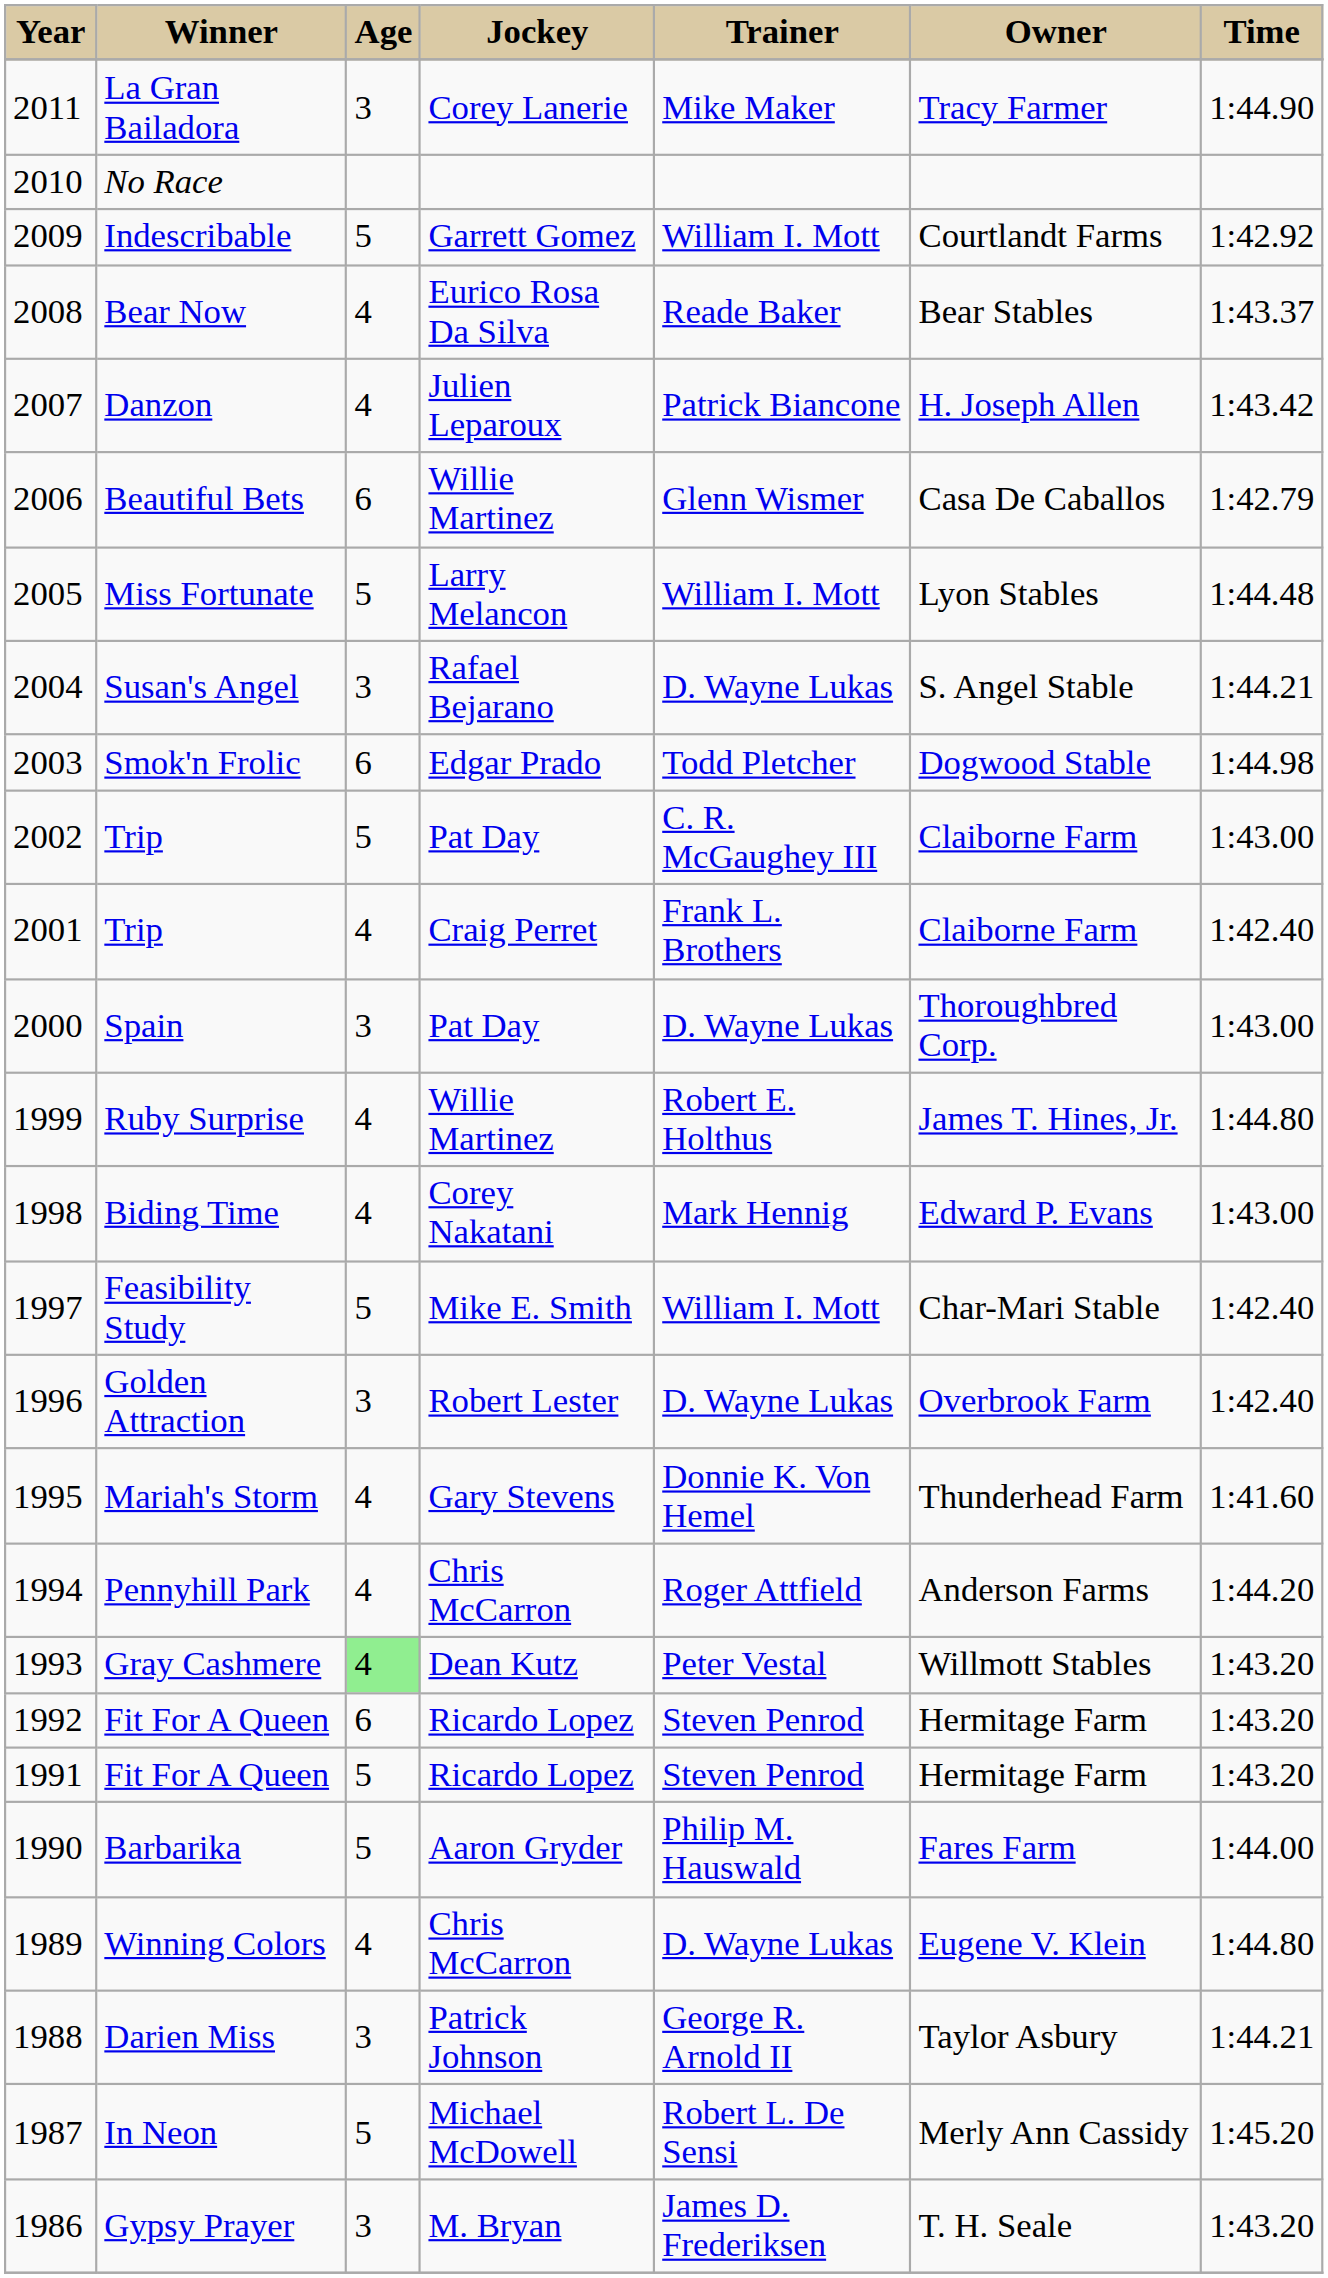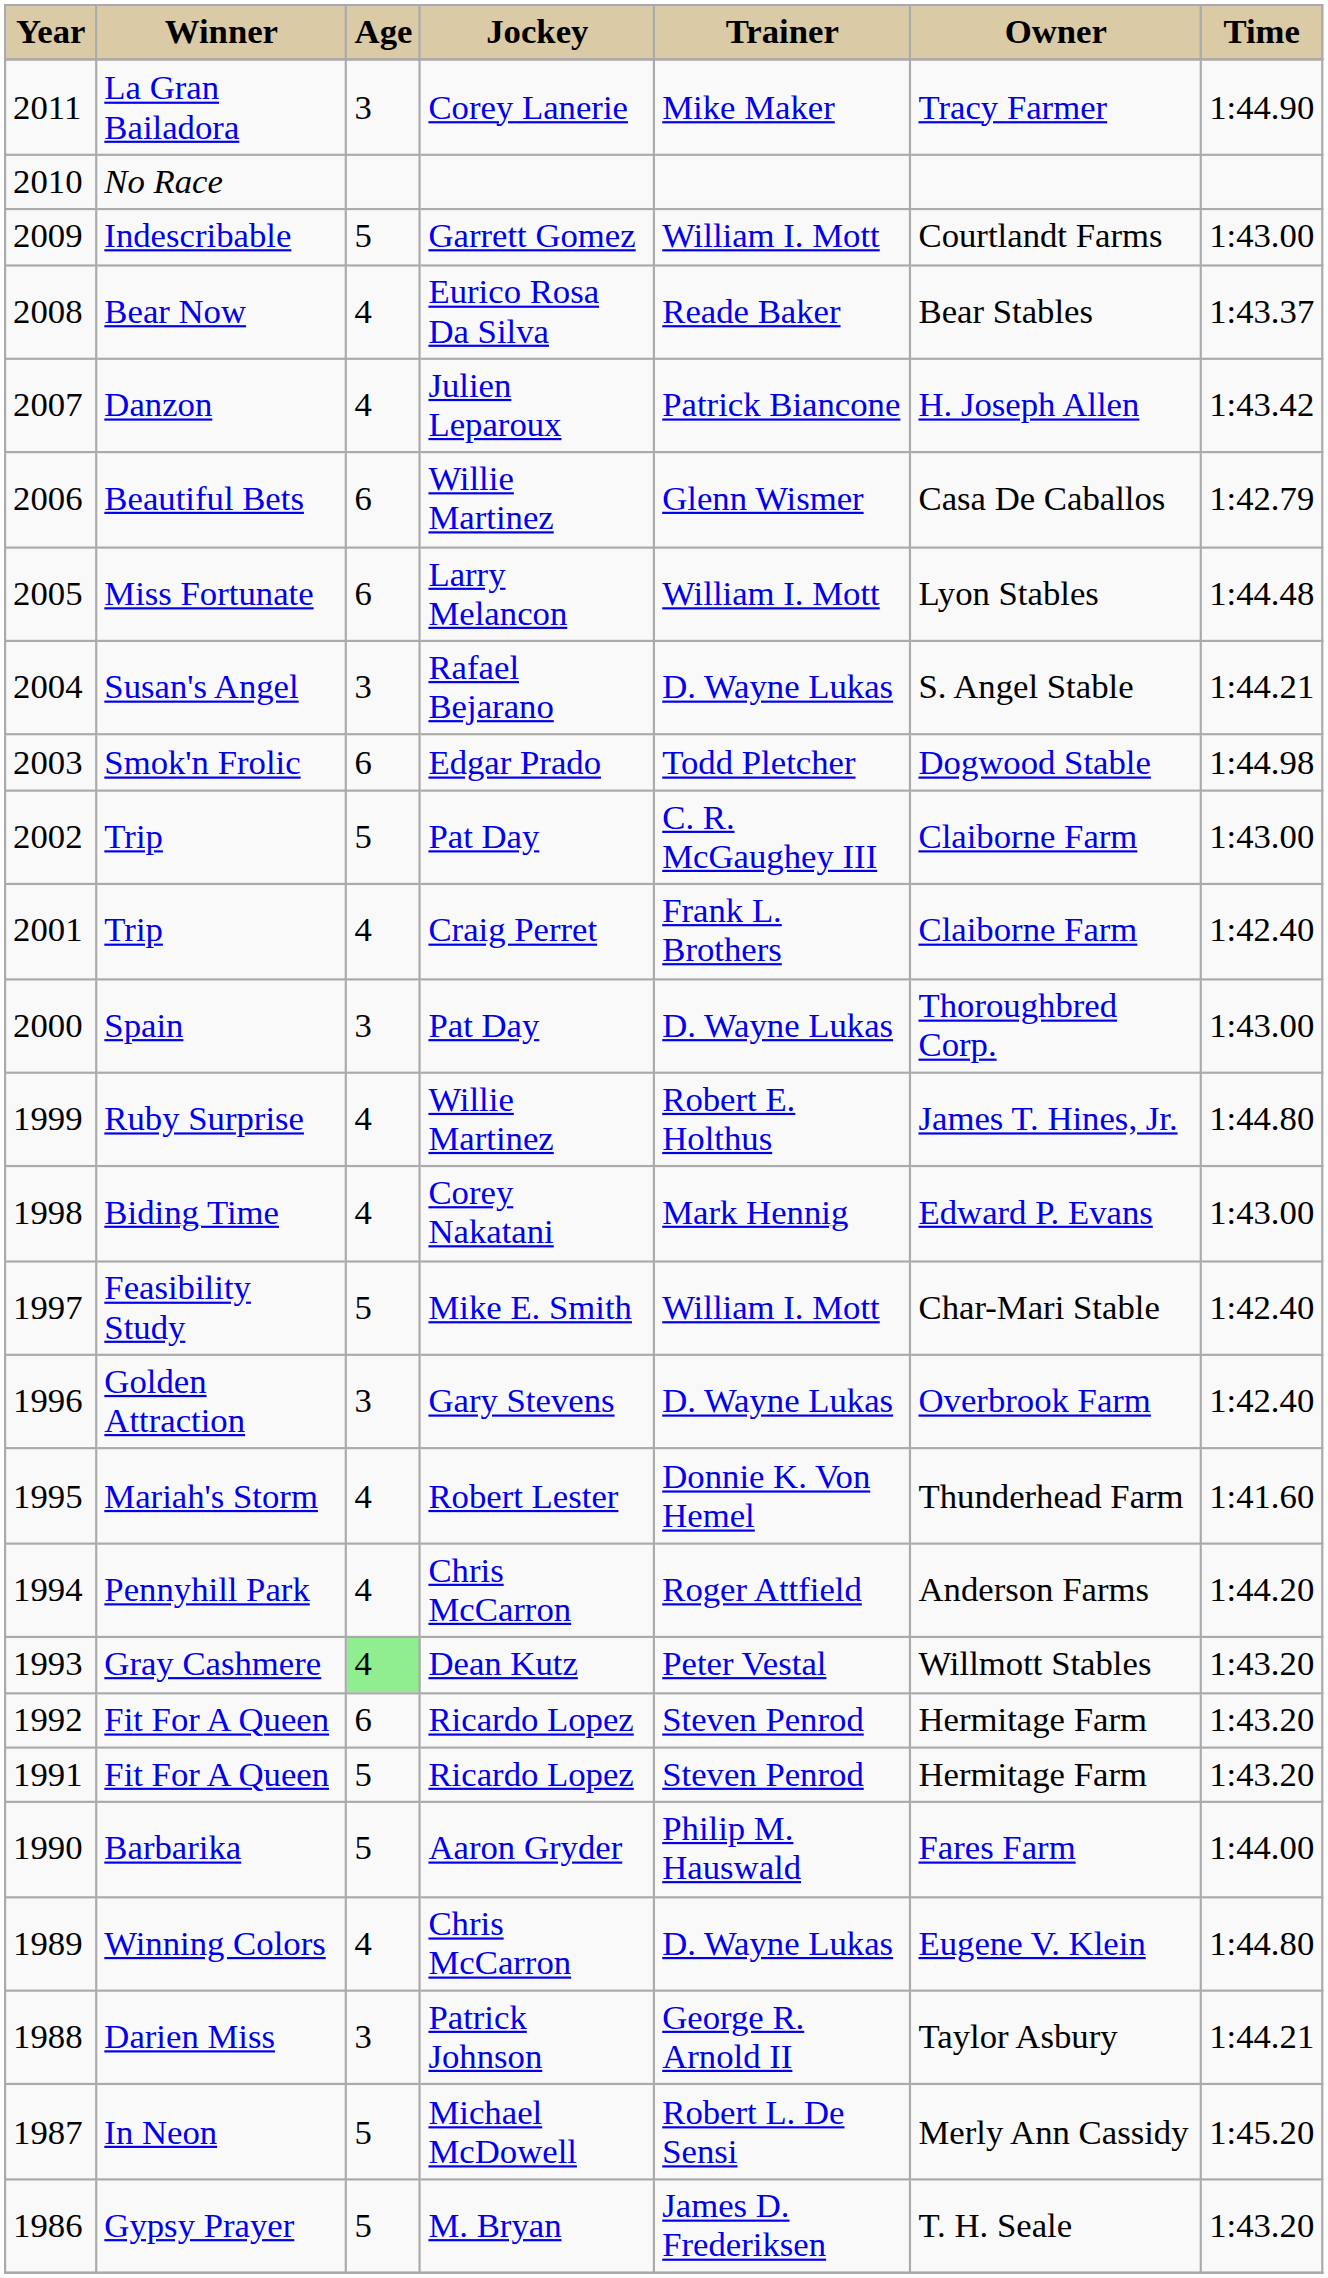(1262, 236) 1:42.92 -> (1262, 236) 1:43.00
(363, 593) 5 -> (363, 593) 6
(523, 1401) Robert Lester -> (521, 1401) Gary Stevens
(521, 1495) Gary Stevens -> (523, 1495) Robert Lester
(363, 2225) 3 -> (363, 2225) 5
